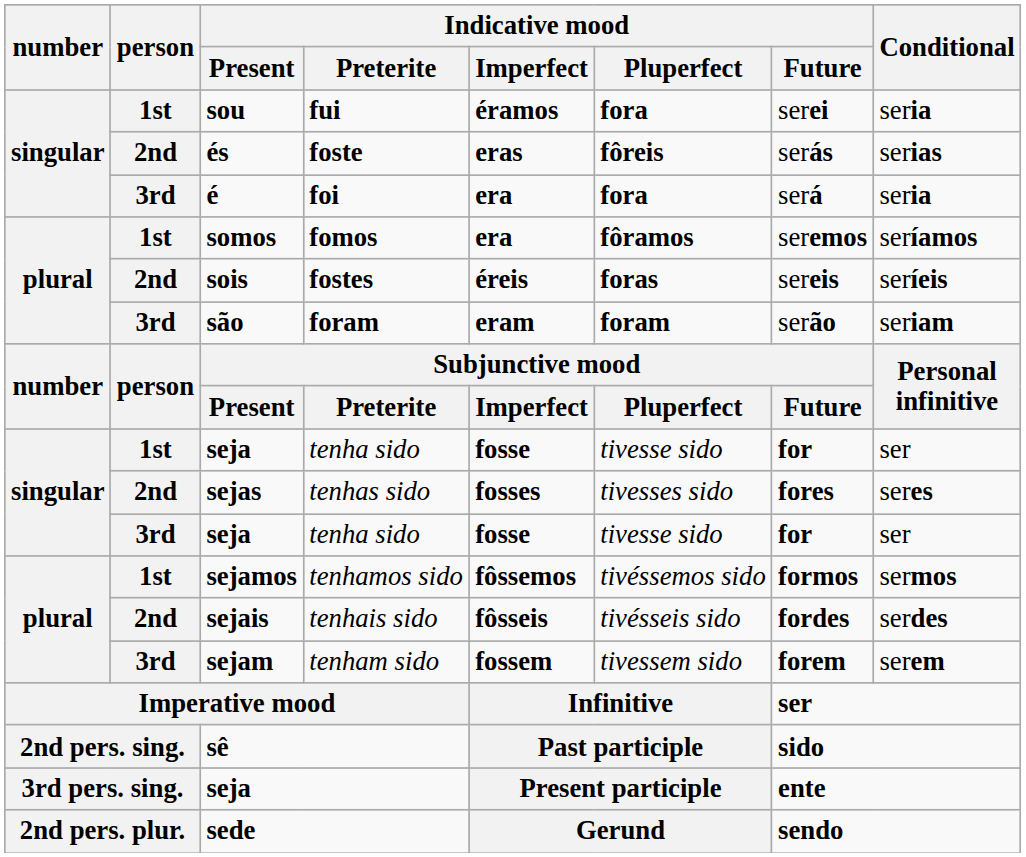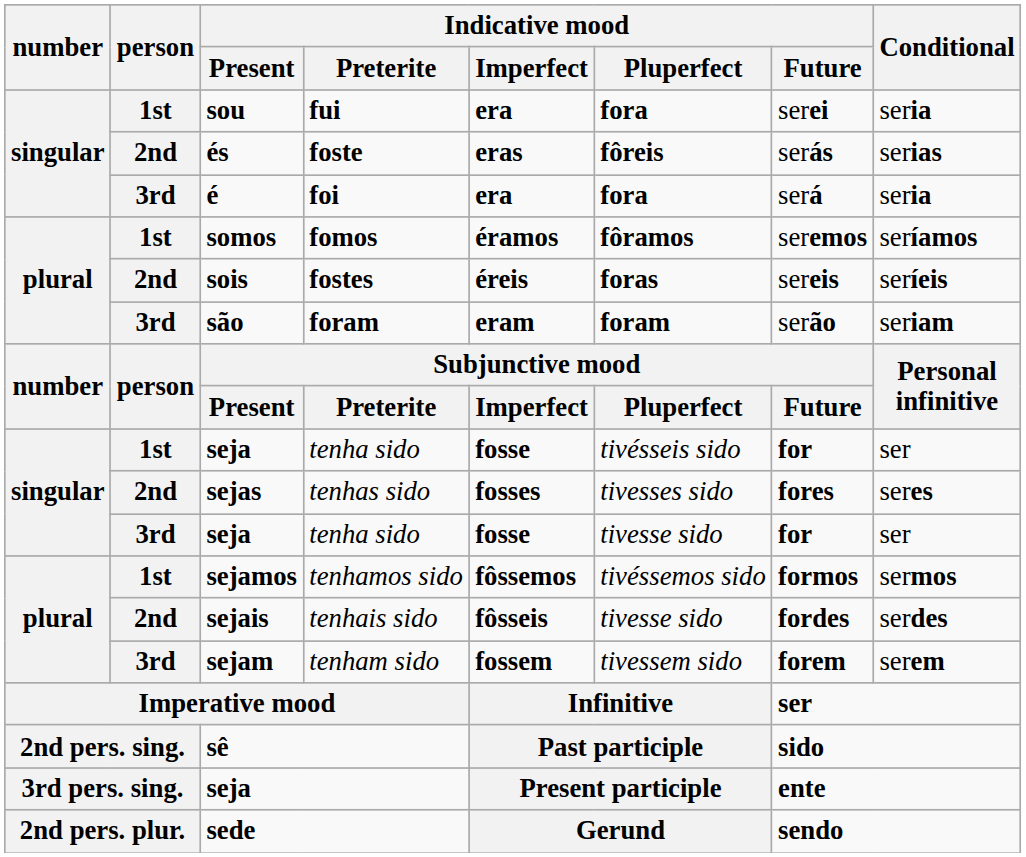(517, 110) éramos -> (494, 110) era
(494, 237) era -> (517, 237) éramos
(661, 449) tivesse sido -> (670, 449) tivésseis sido
(670, 618) tivésseis sido -> (661, 618) tivesse sido
